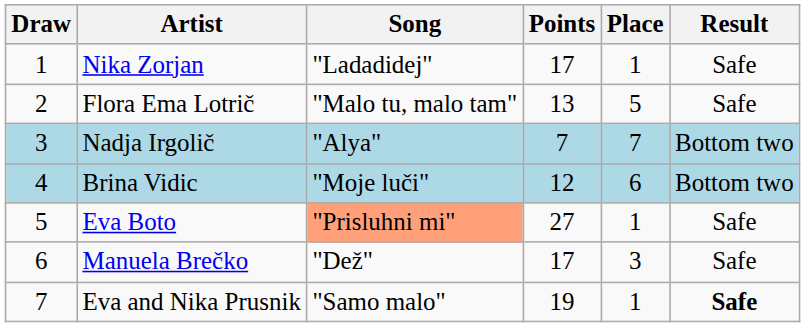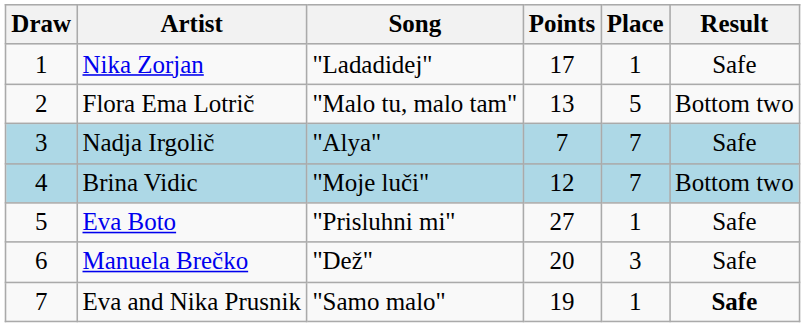(734, 103) Safe -> (734, 103) Bottom two
(734, 143) Bottom two -> (734, 143) Safe
(635, 182) 6 -> (635, 182) 7
(384, 222) lightsalmon background -> (384, 222) no background
(562, 261) 17 -> (562, 261) 20
